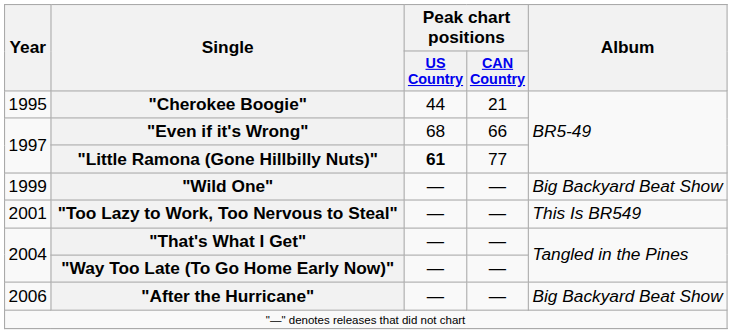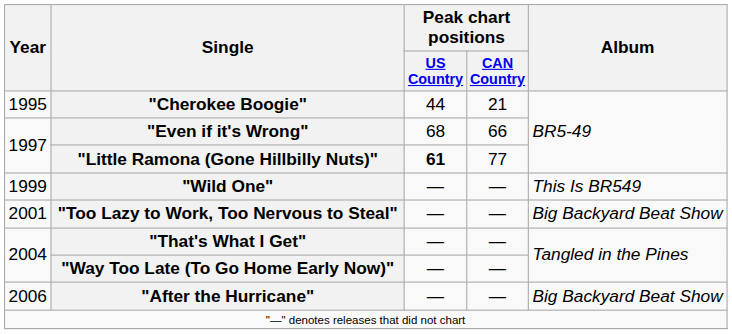(628, 186) Big Backyard Beat Show -> (587, 186) This Is BR549
(587, 213) This Is BR549 -> (628, 213) Big Backyard Beat Show
